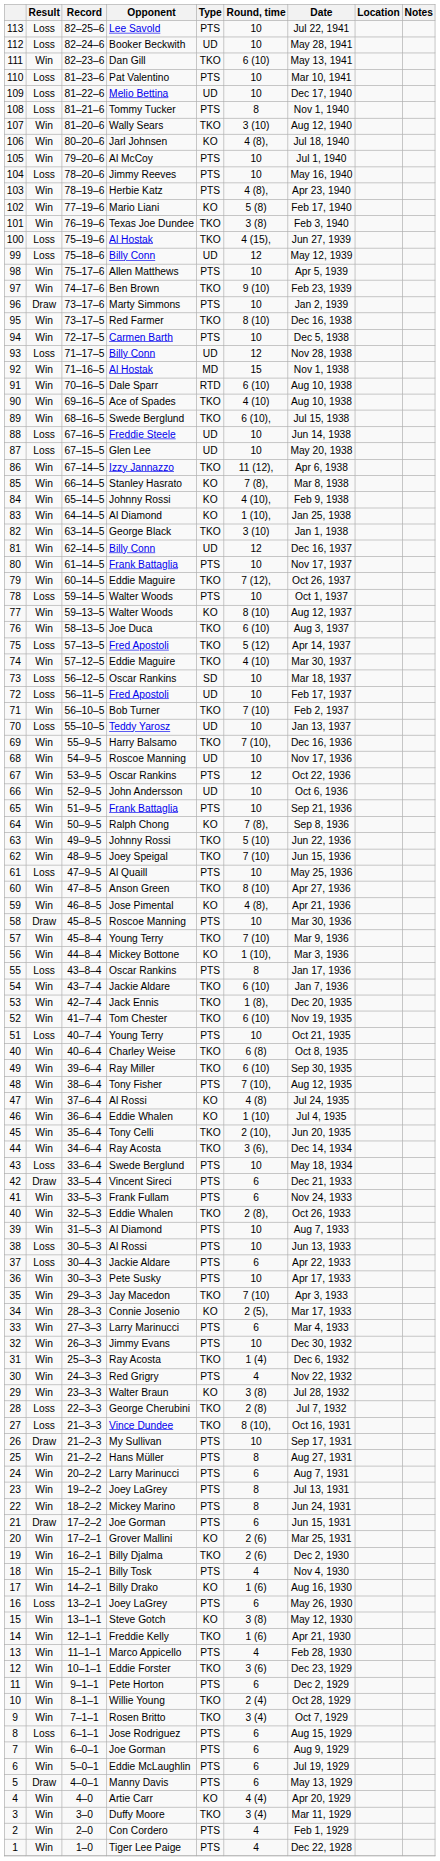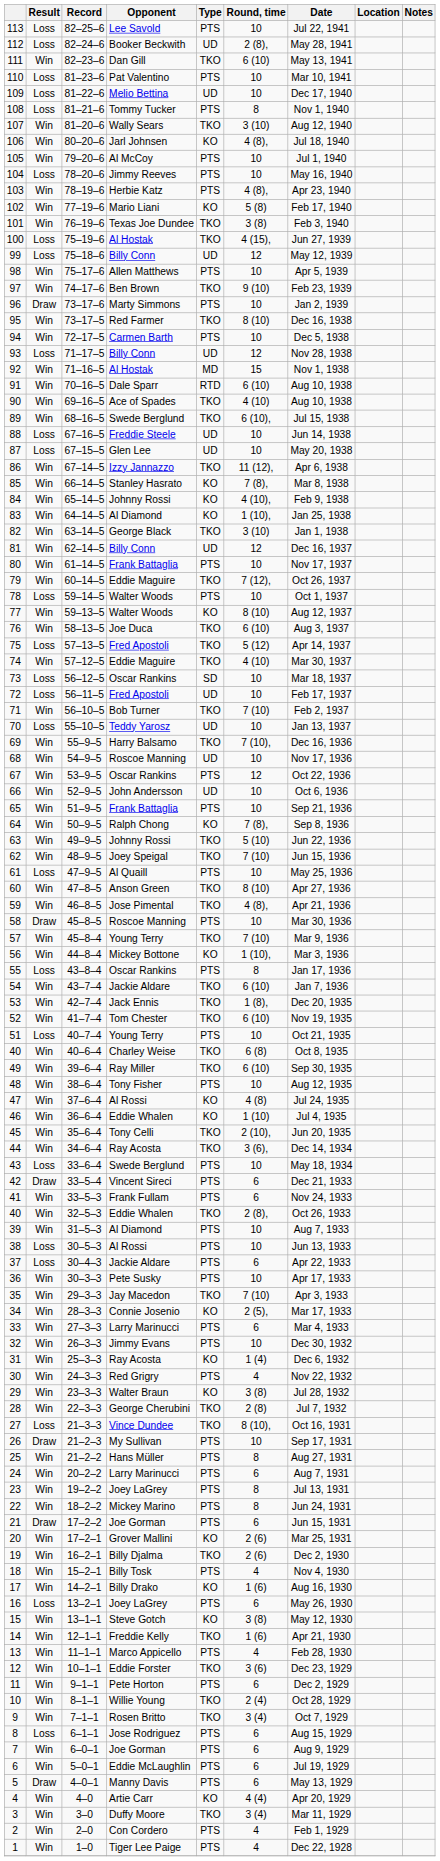(256, 45) 10 -> (256, 45) 2 (8),
(210, 905) KO -> (210, 905) TKO
(256, 1084) 7 (10), -> (256, 1084) 10
(210, 1360) TKO -> (210, 1360) KO
(44, 1409) Loss -> (44, 1409) Win
